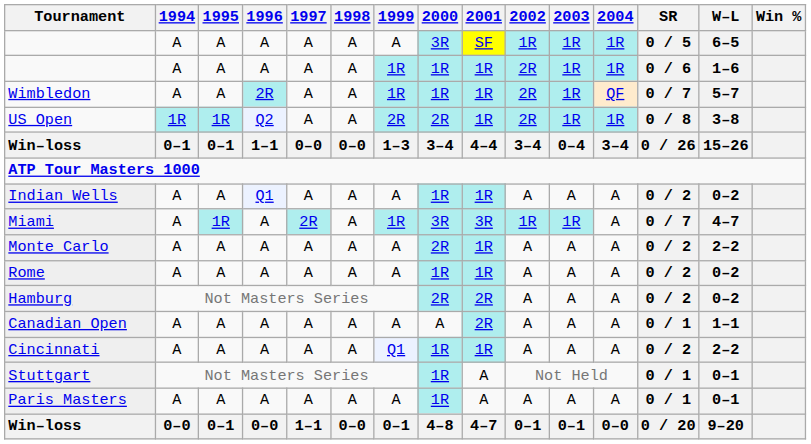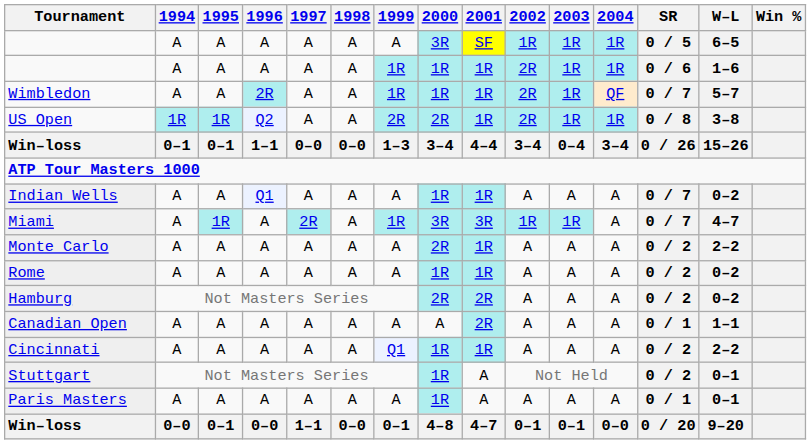(668, 196) 0 / 2 -> (668, 196) 0 / 7
(668, 375) 0 / 1 -> (668, 375) 0 / 2
